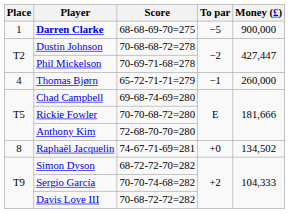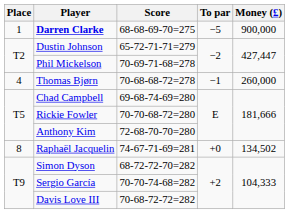(157, 47) 70-68-68-72=278 -> (157, 47) 65-72-71-71=279
(157, 81) 65-72-71-71=279 -> (157, 81) 70-68-68-72=278
